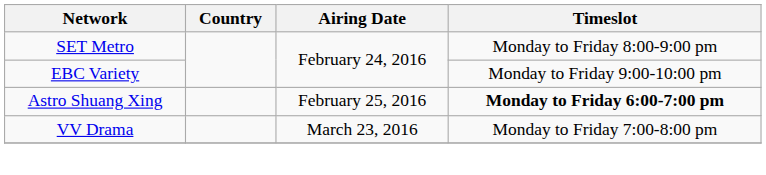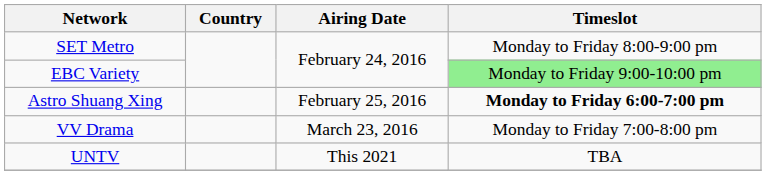(605, 73) no background -> (605, 73) lightgreen background
+ row: (95, 156)
